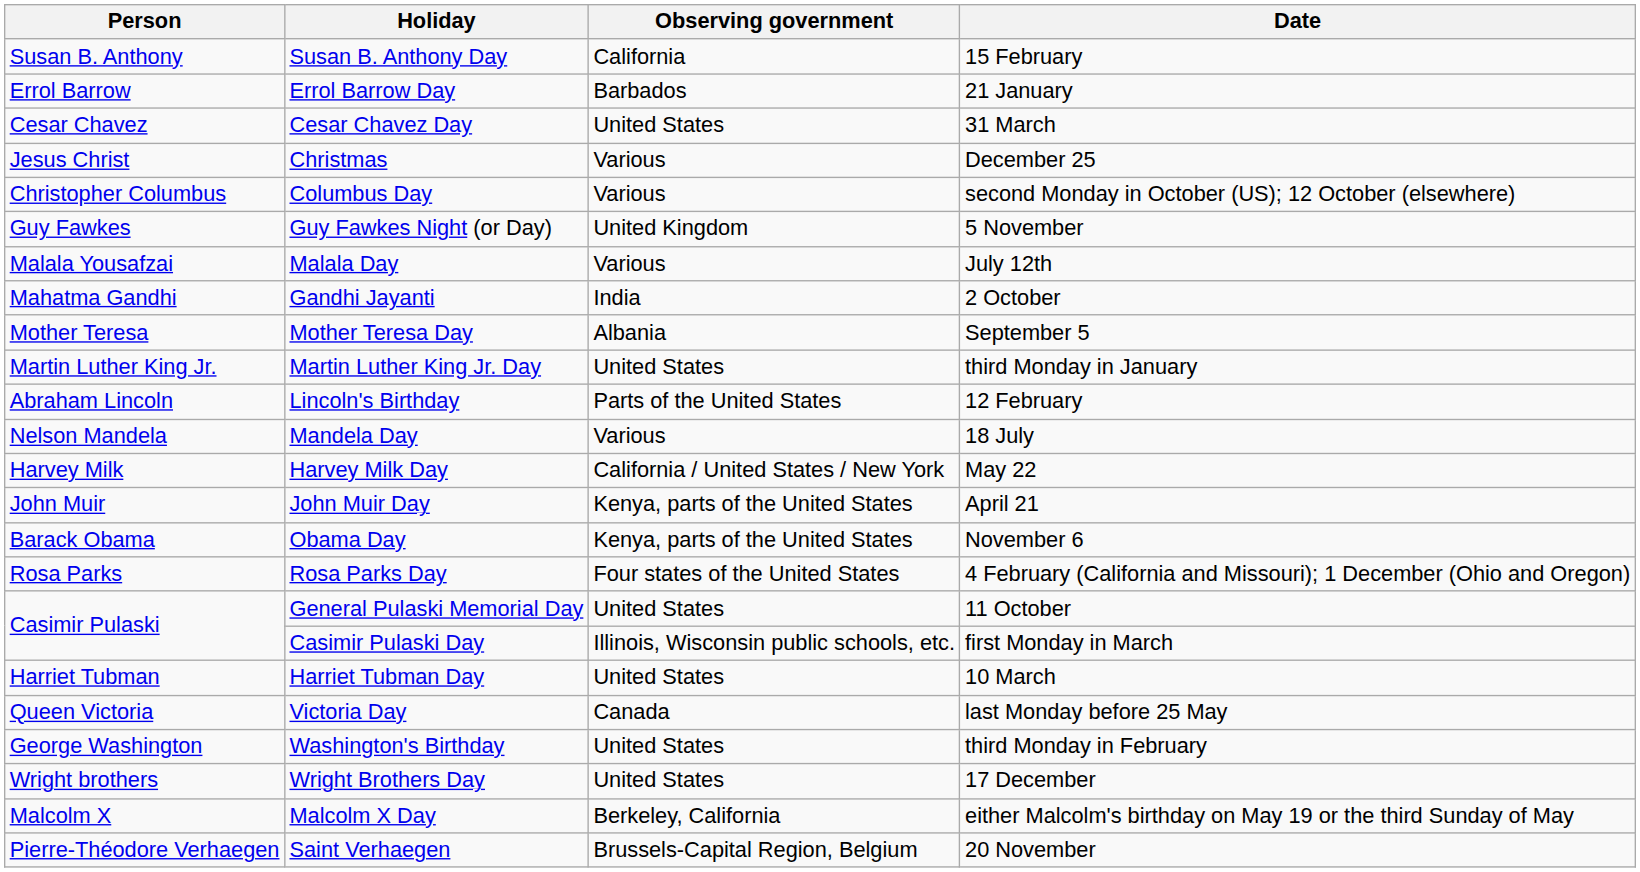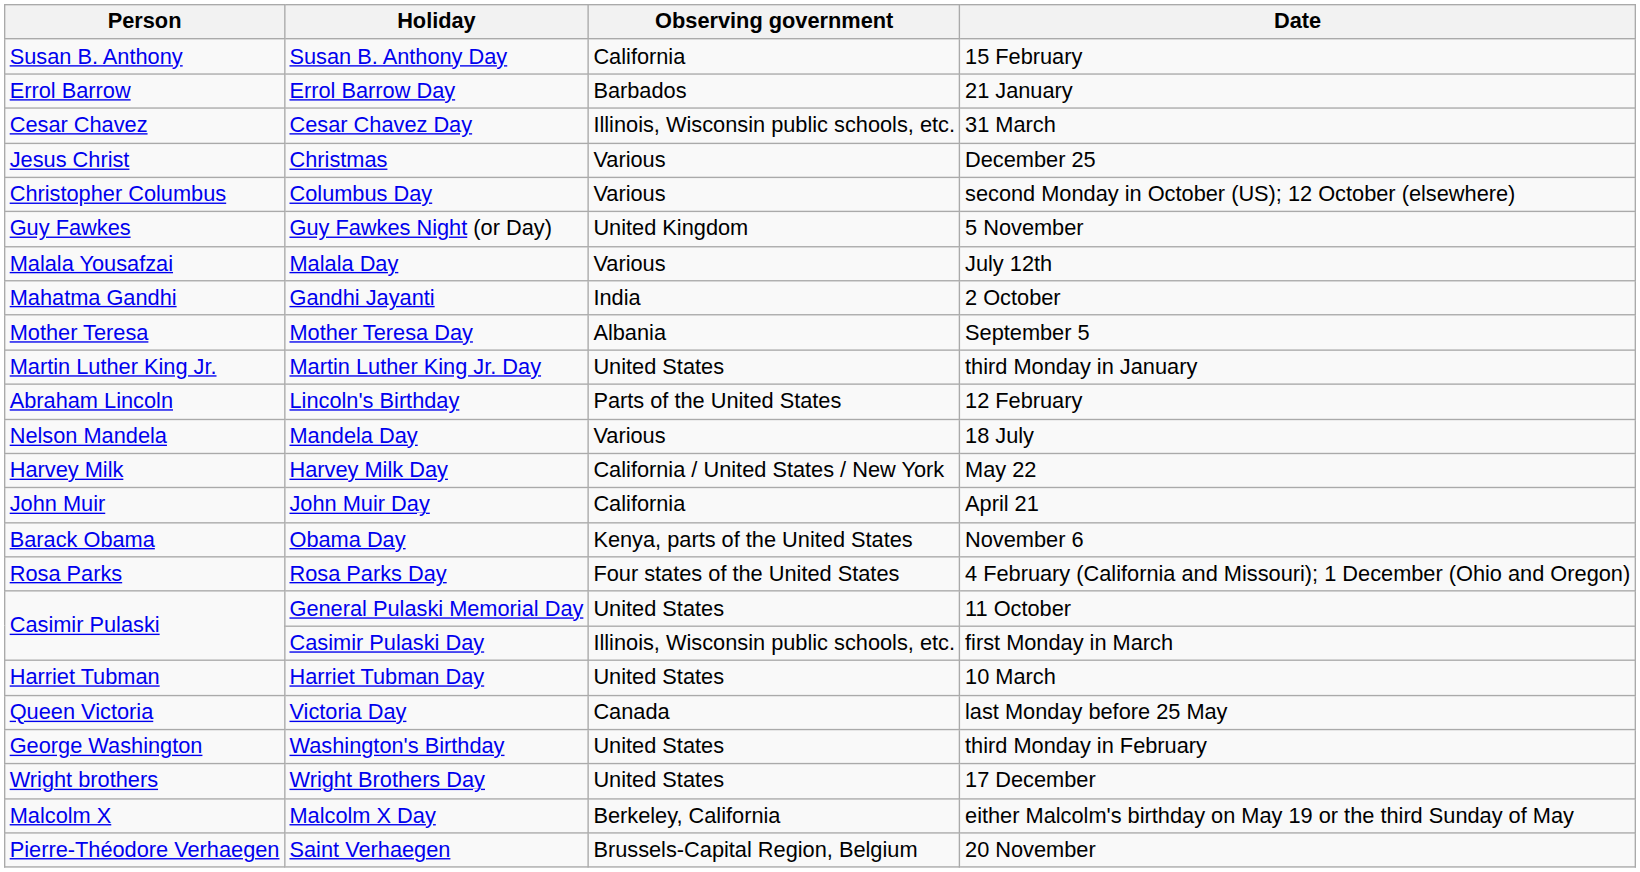(659, 125) United States -> (774, 125) Illinois, Wisconsin public schools, etc.
(753, 504) Kenya, parts of the United States -> (639, 504) California
